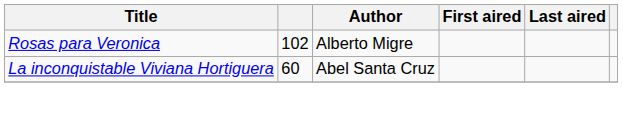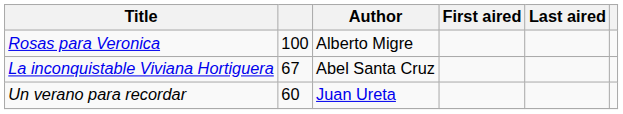(295, 43) 102 -> (295, 43) 100
(290, 69) 60 -> (290, 69) 67
+ row: (97, 95)
